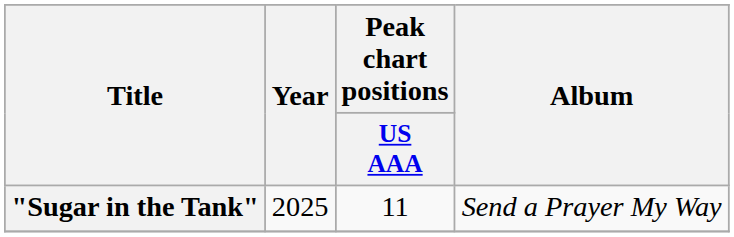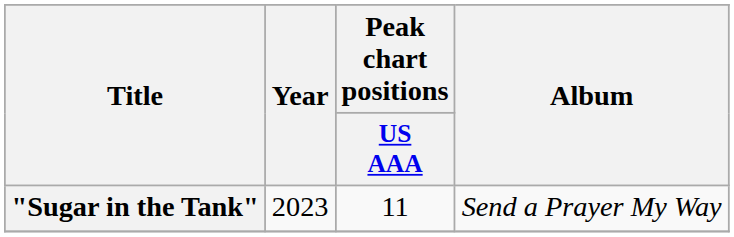(300, 207) 2025 -> (300, 207) 2023
